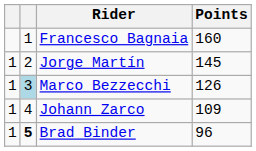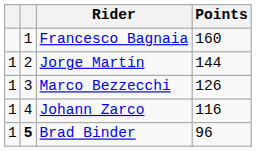(208, 64) 145 -> (208, 64) 144
(28, 87) lightblue background -> (28, 87) no background
(208, 111) 109 -> (208, 111) 116
